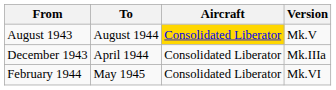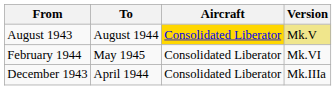(302, 34) no background -> (302, 34) khaki background
rows swapped: (47, 54) <-> (44, 74)
